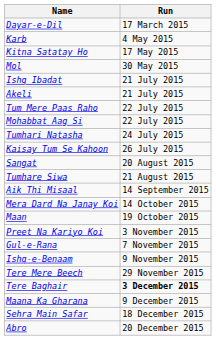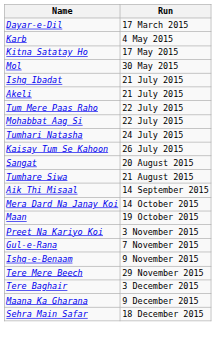(160, 287) bold -> (160, 287) normal
- row: (17, 328)
